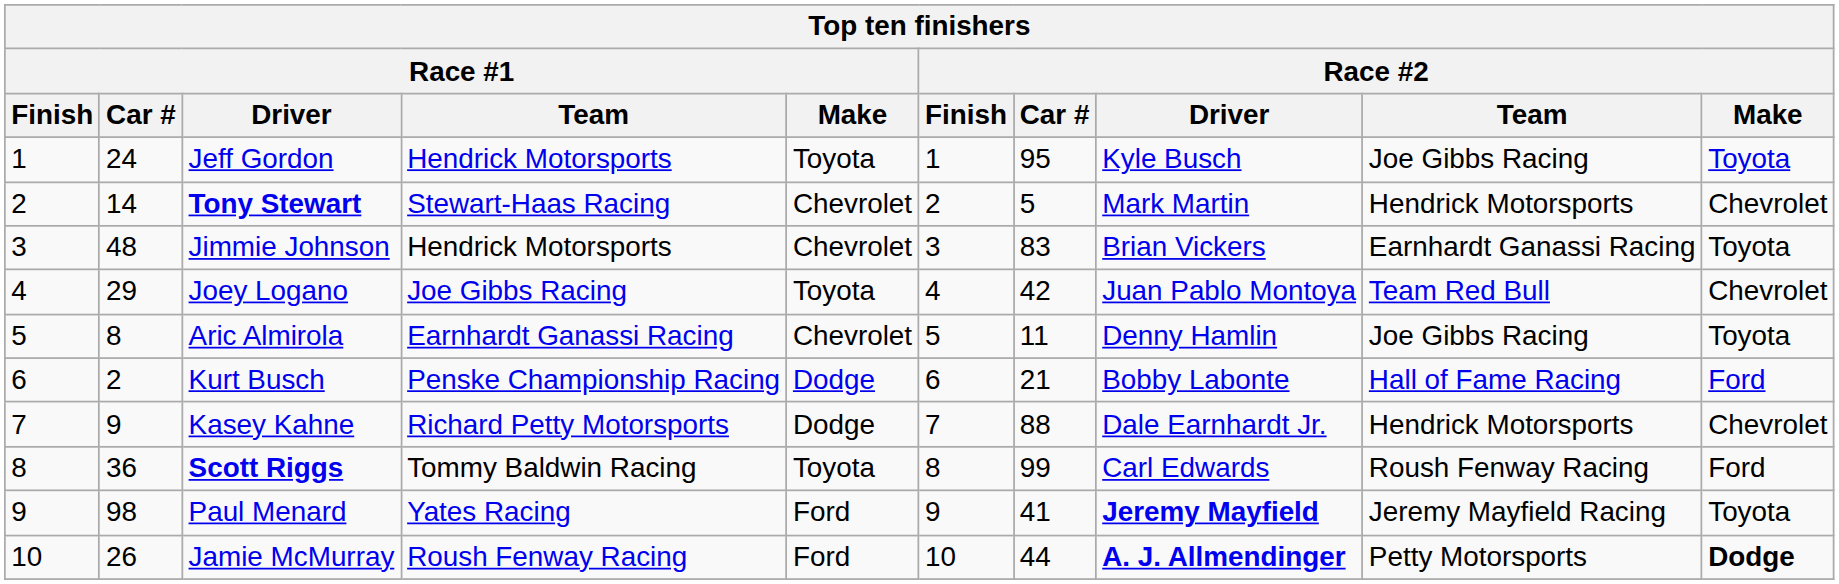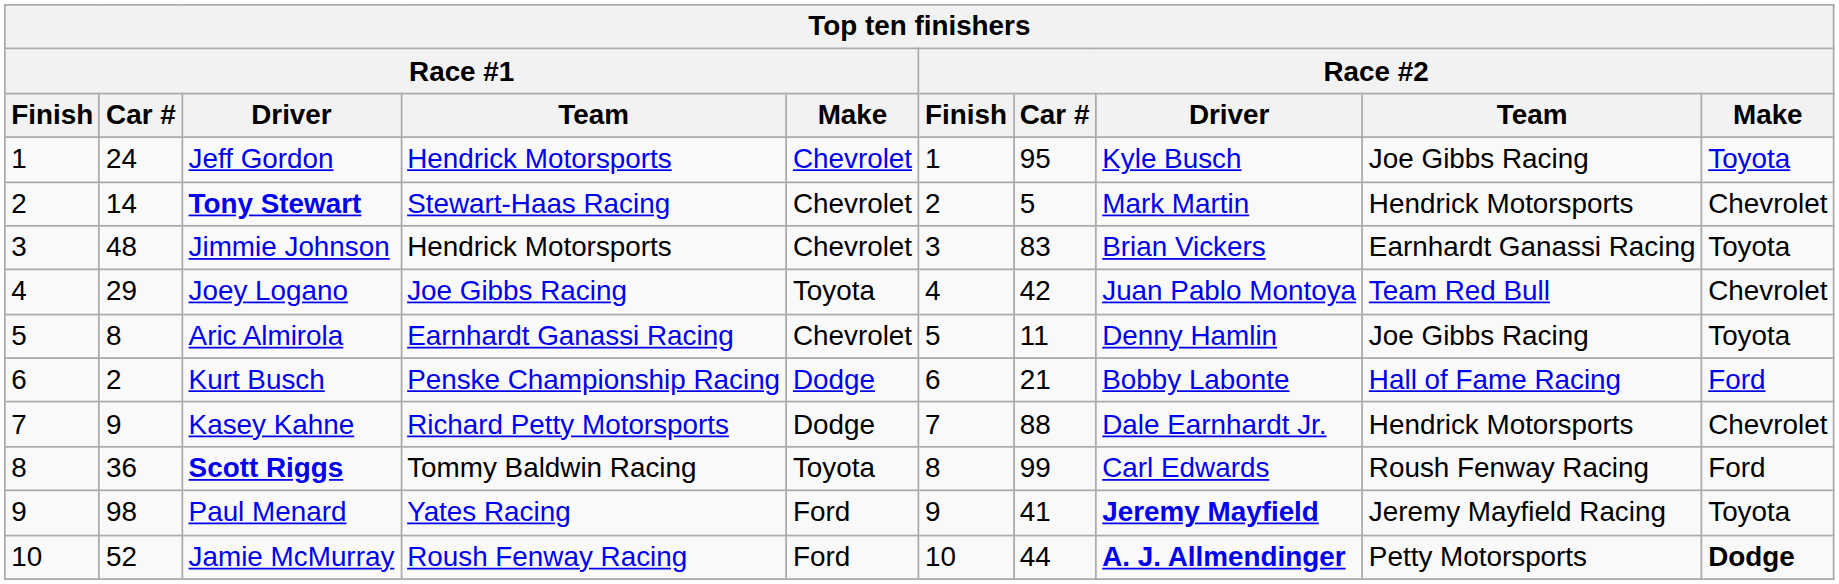(834, 159) Toyota -> (853, 159) Chevrolet
(122, 556) 26 -> (122, 556) 52
